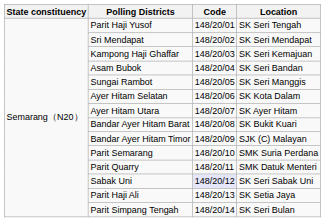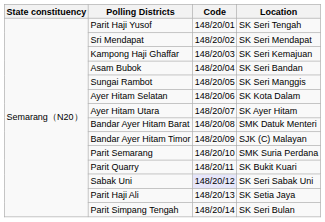(268, 124) SK Bukit Kuari -> (278, 124) SMK Datuk Menteri
(278, 167) SMK Datuk Menteri -> (268, 167) SK Bukit Kuari
